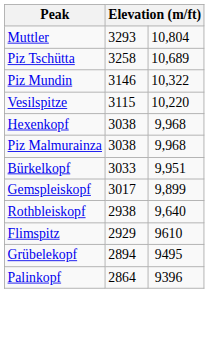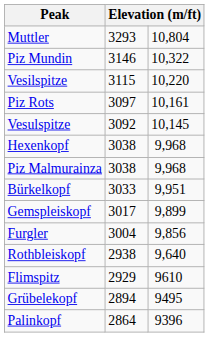- row: (41, 59)
+ row: (31, 102)
+ row: (39, 124)
+ row: (28, 233)
